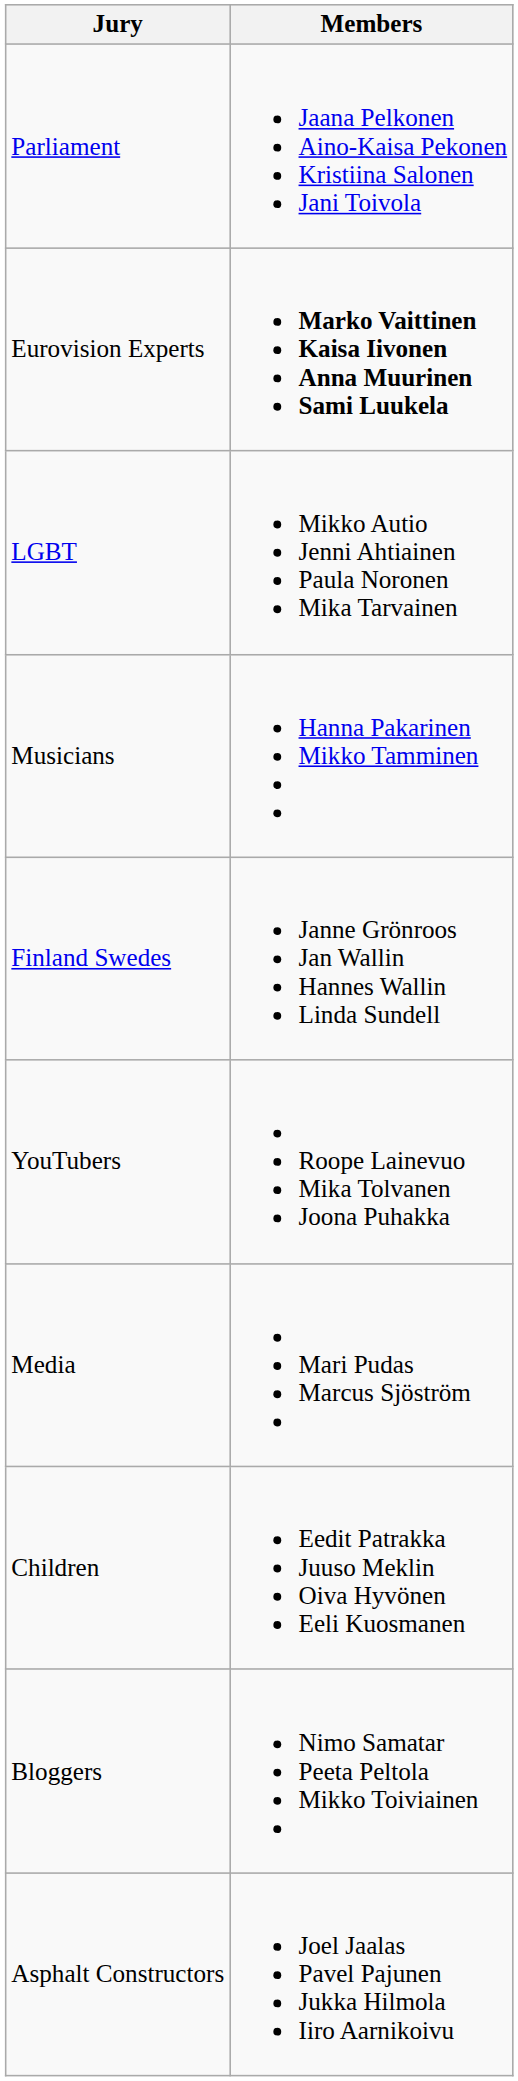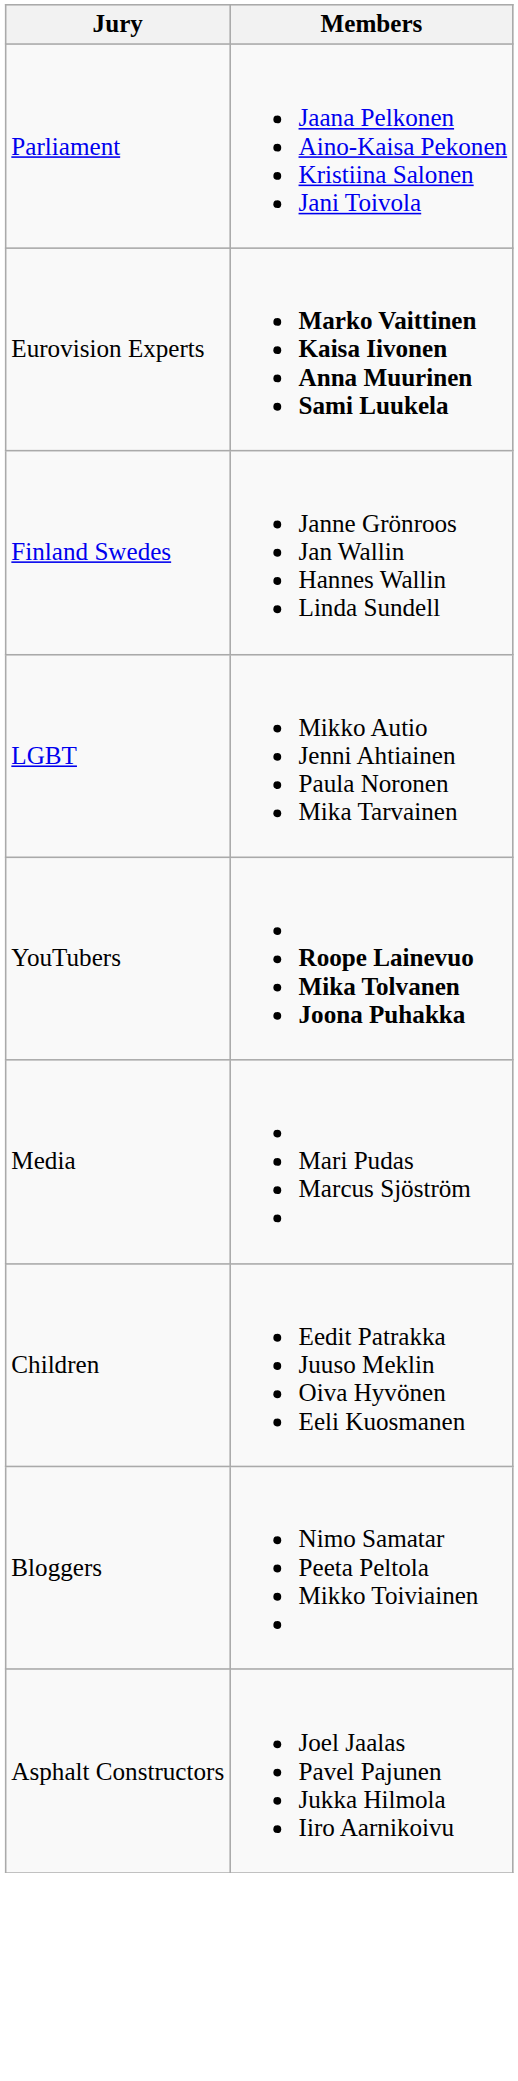rows swapped: (91, 958) <-> (44, 552)
- row: (63, 755)
(371, 1176) normal -> (371, 973) bold
